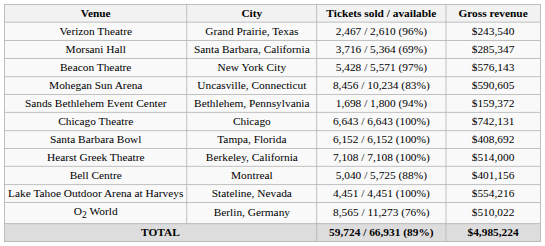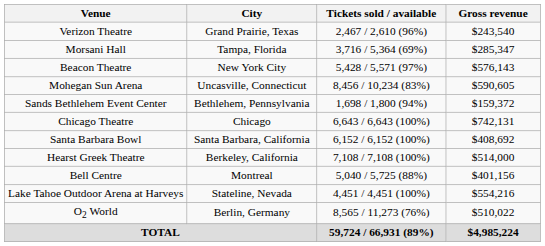(252, 49) Santa Barbara, California -> (252, 49) Tampa, Florida
(252, 139) Tampa, Florida -> (252, 139) Santa Barbara, California
